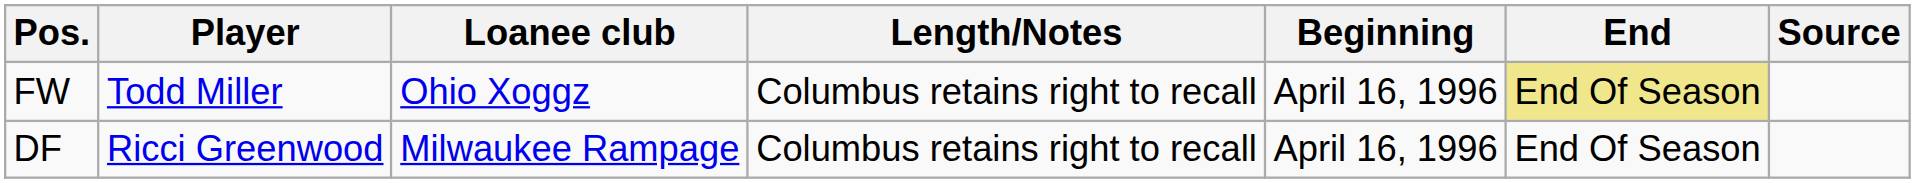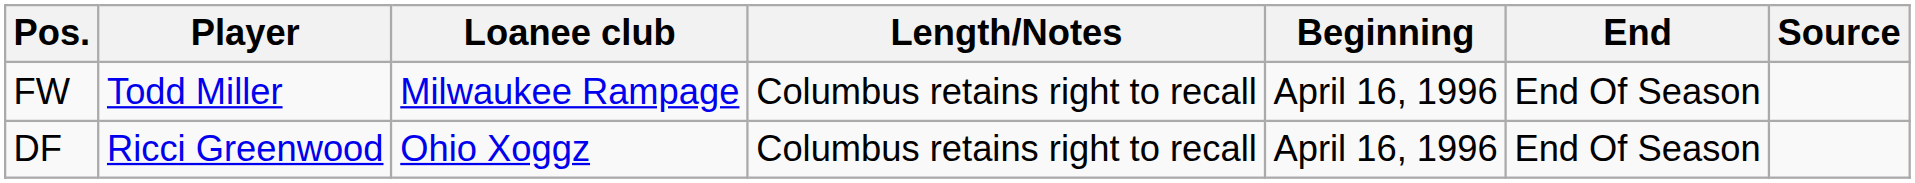(495, 90) Ohio Xoggz -> (570, 90) Milwaukee Rampage
(1638, 90) khaki background -> (1638, 90) no background
(570, 148) Milwaukee Rampage -> (495, 148) Ohio Xoggz
